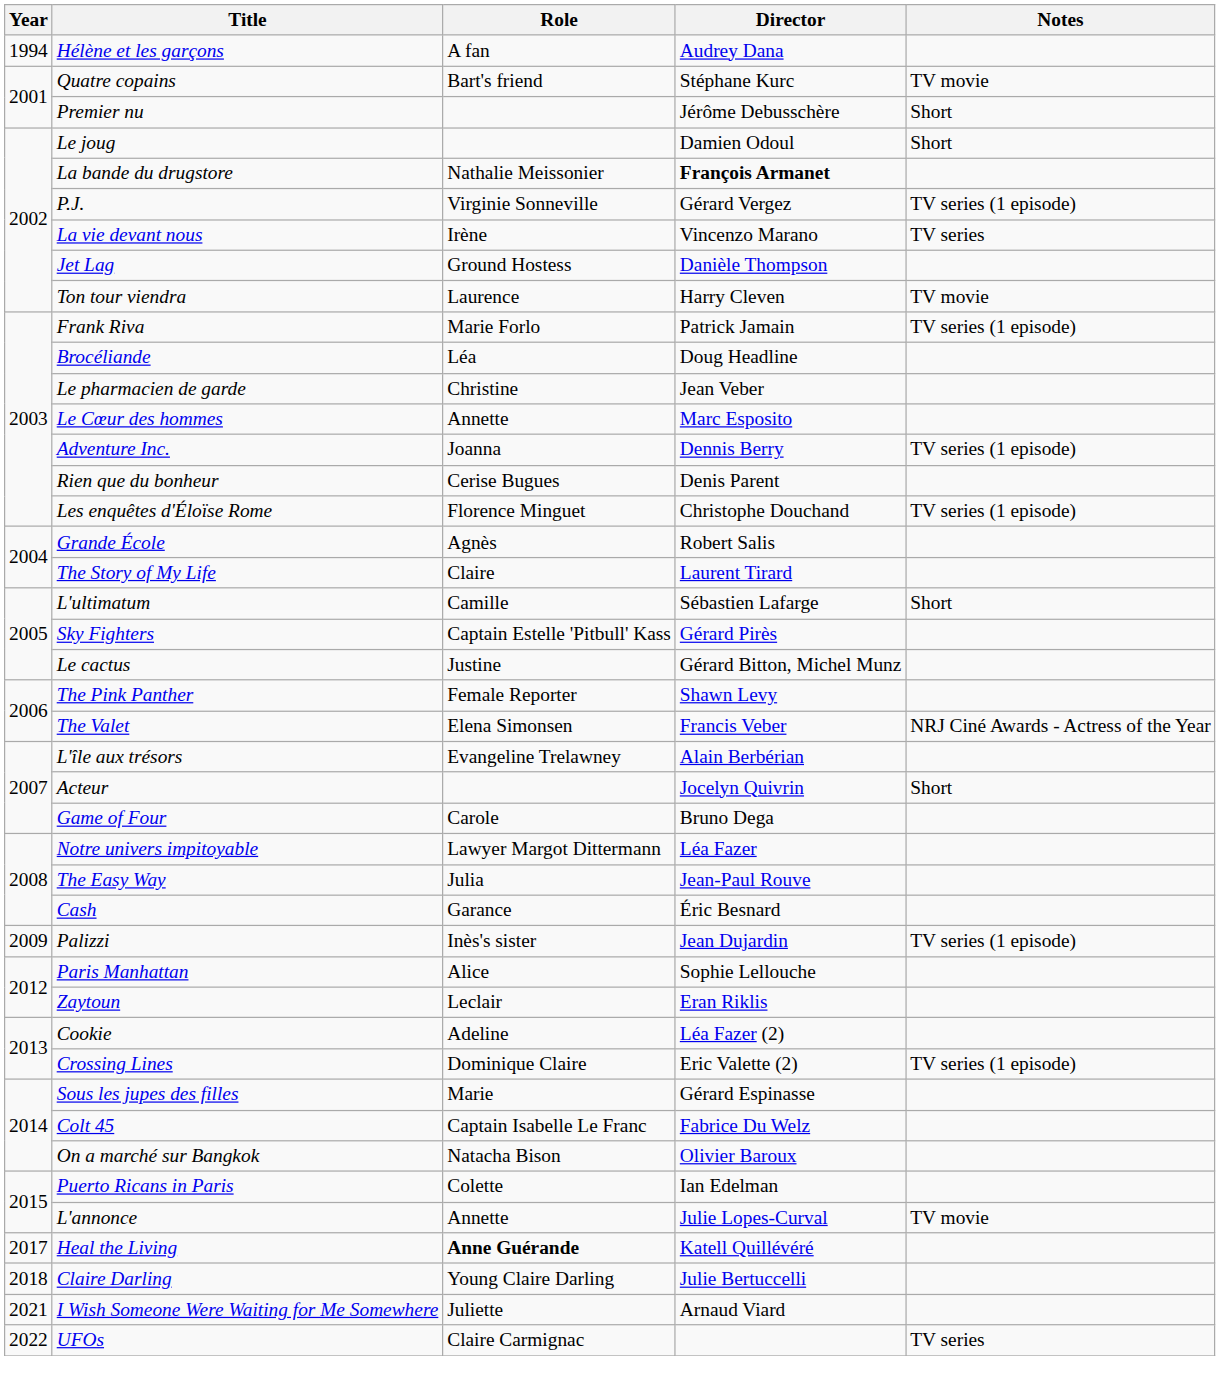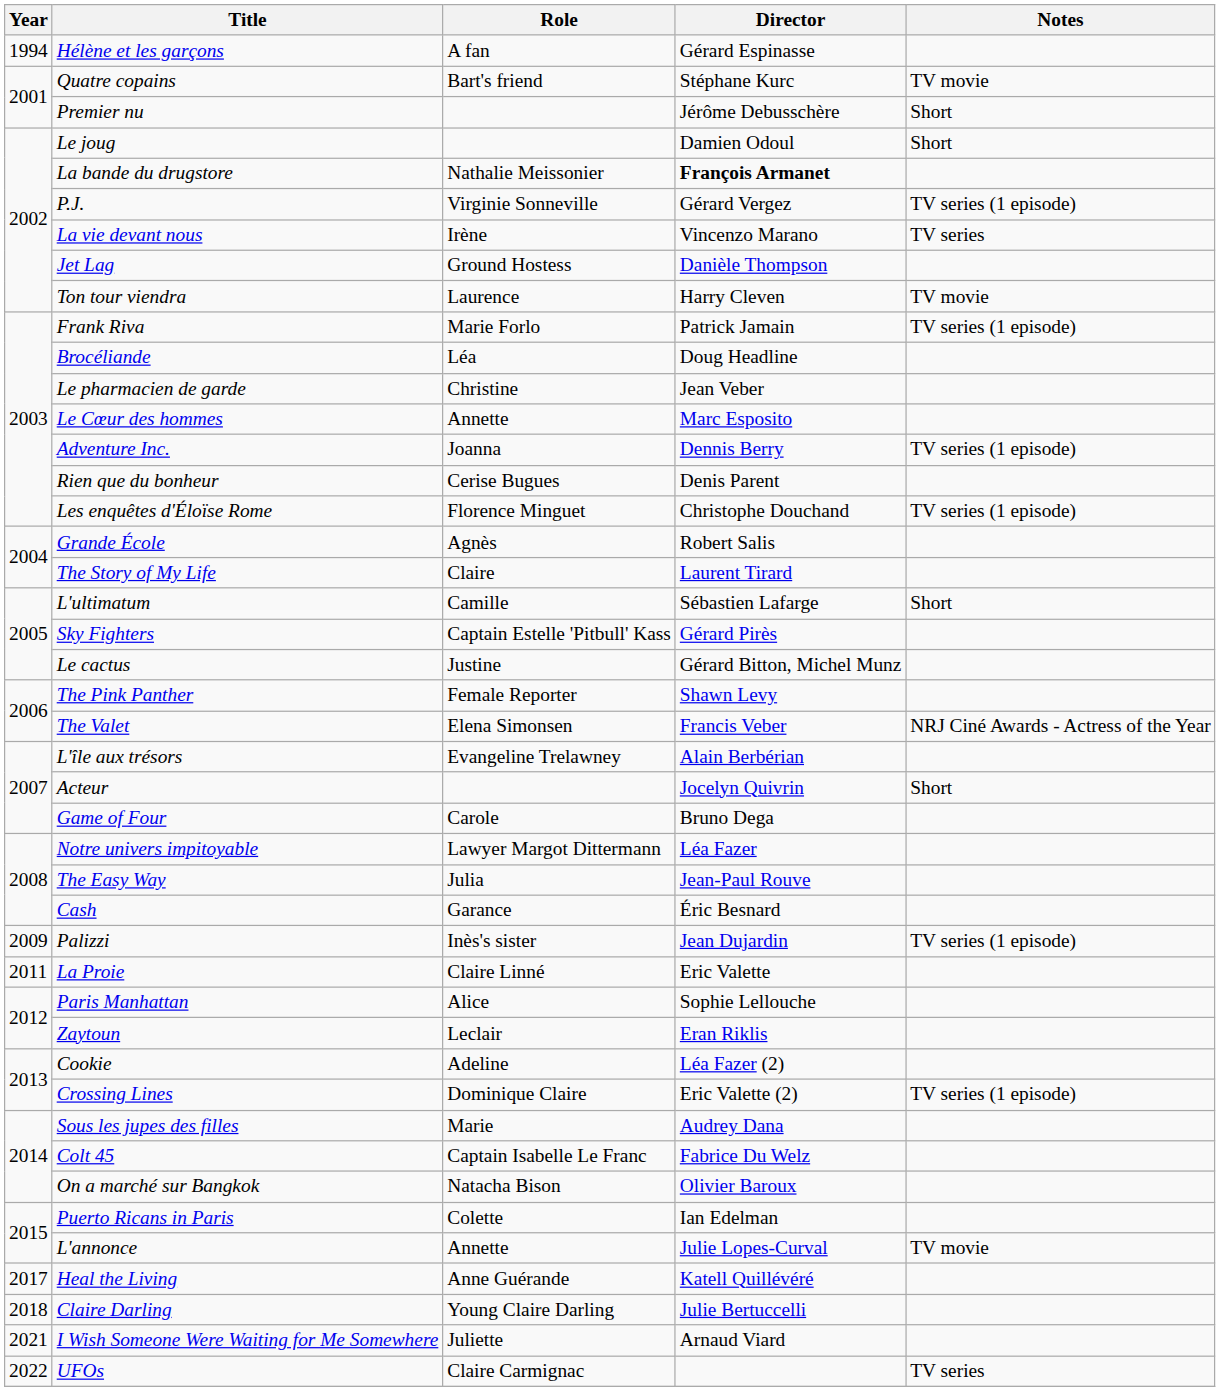(732, 50) Audrey Dana -> (747, 50) Gérard Espinasse
+ row: (91, 971)
(747, 1094) Gérard Espinasse -> (732, 1125) Audrey Dana
(513, 1248) bold -> (508, 1278) normal
